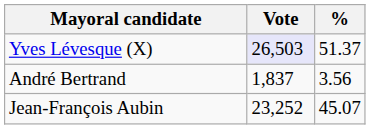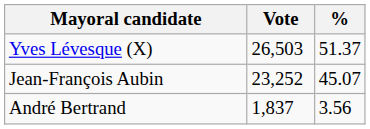(277, 49) lavender background -> (277, 49) no background
rows swapped: (86, 108) <-> (67, 78)
